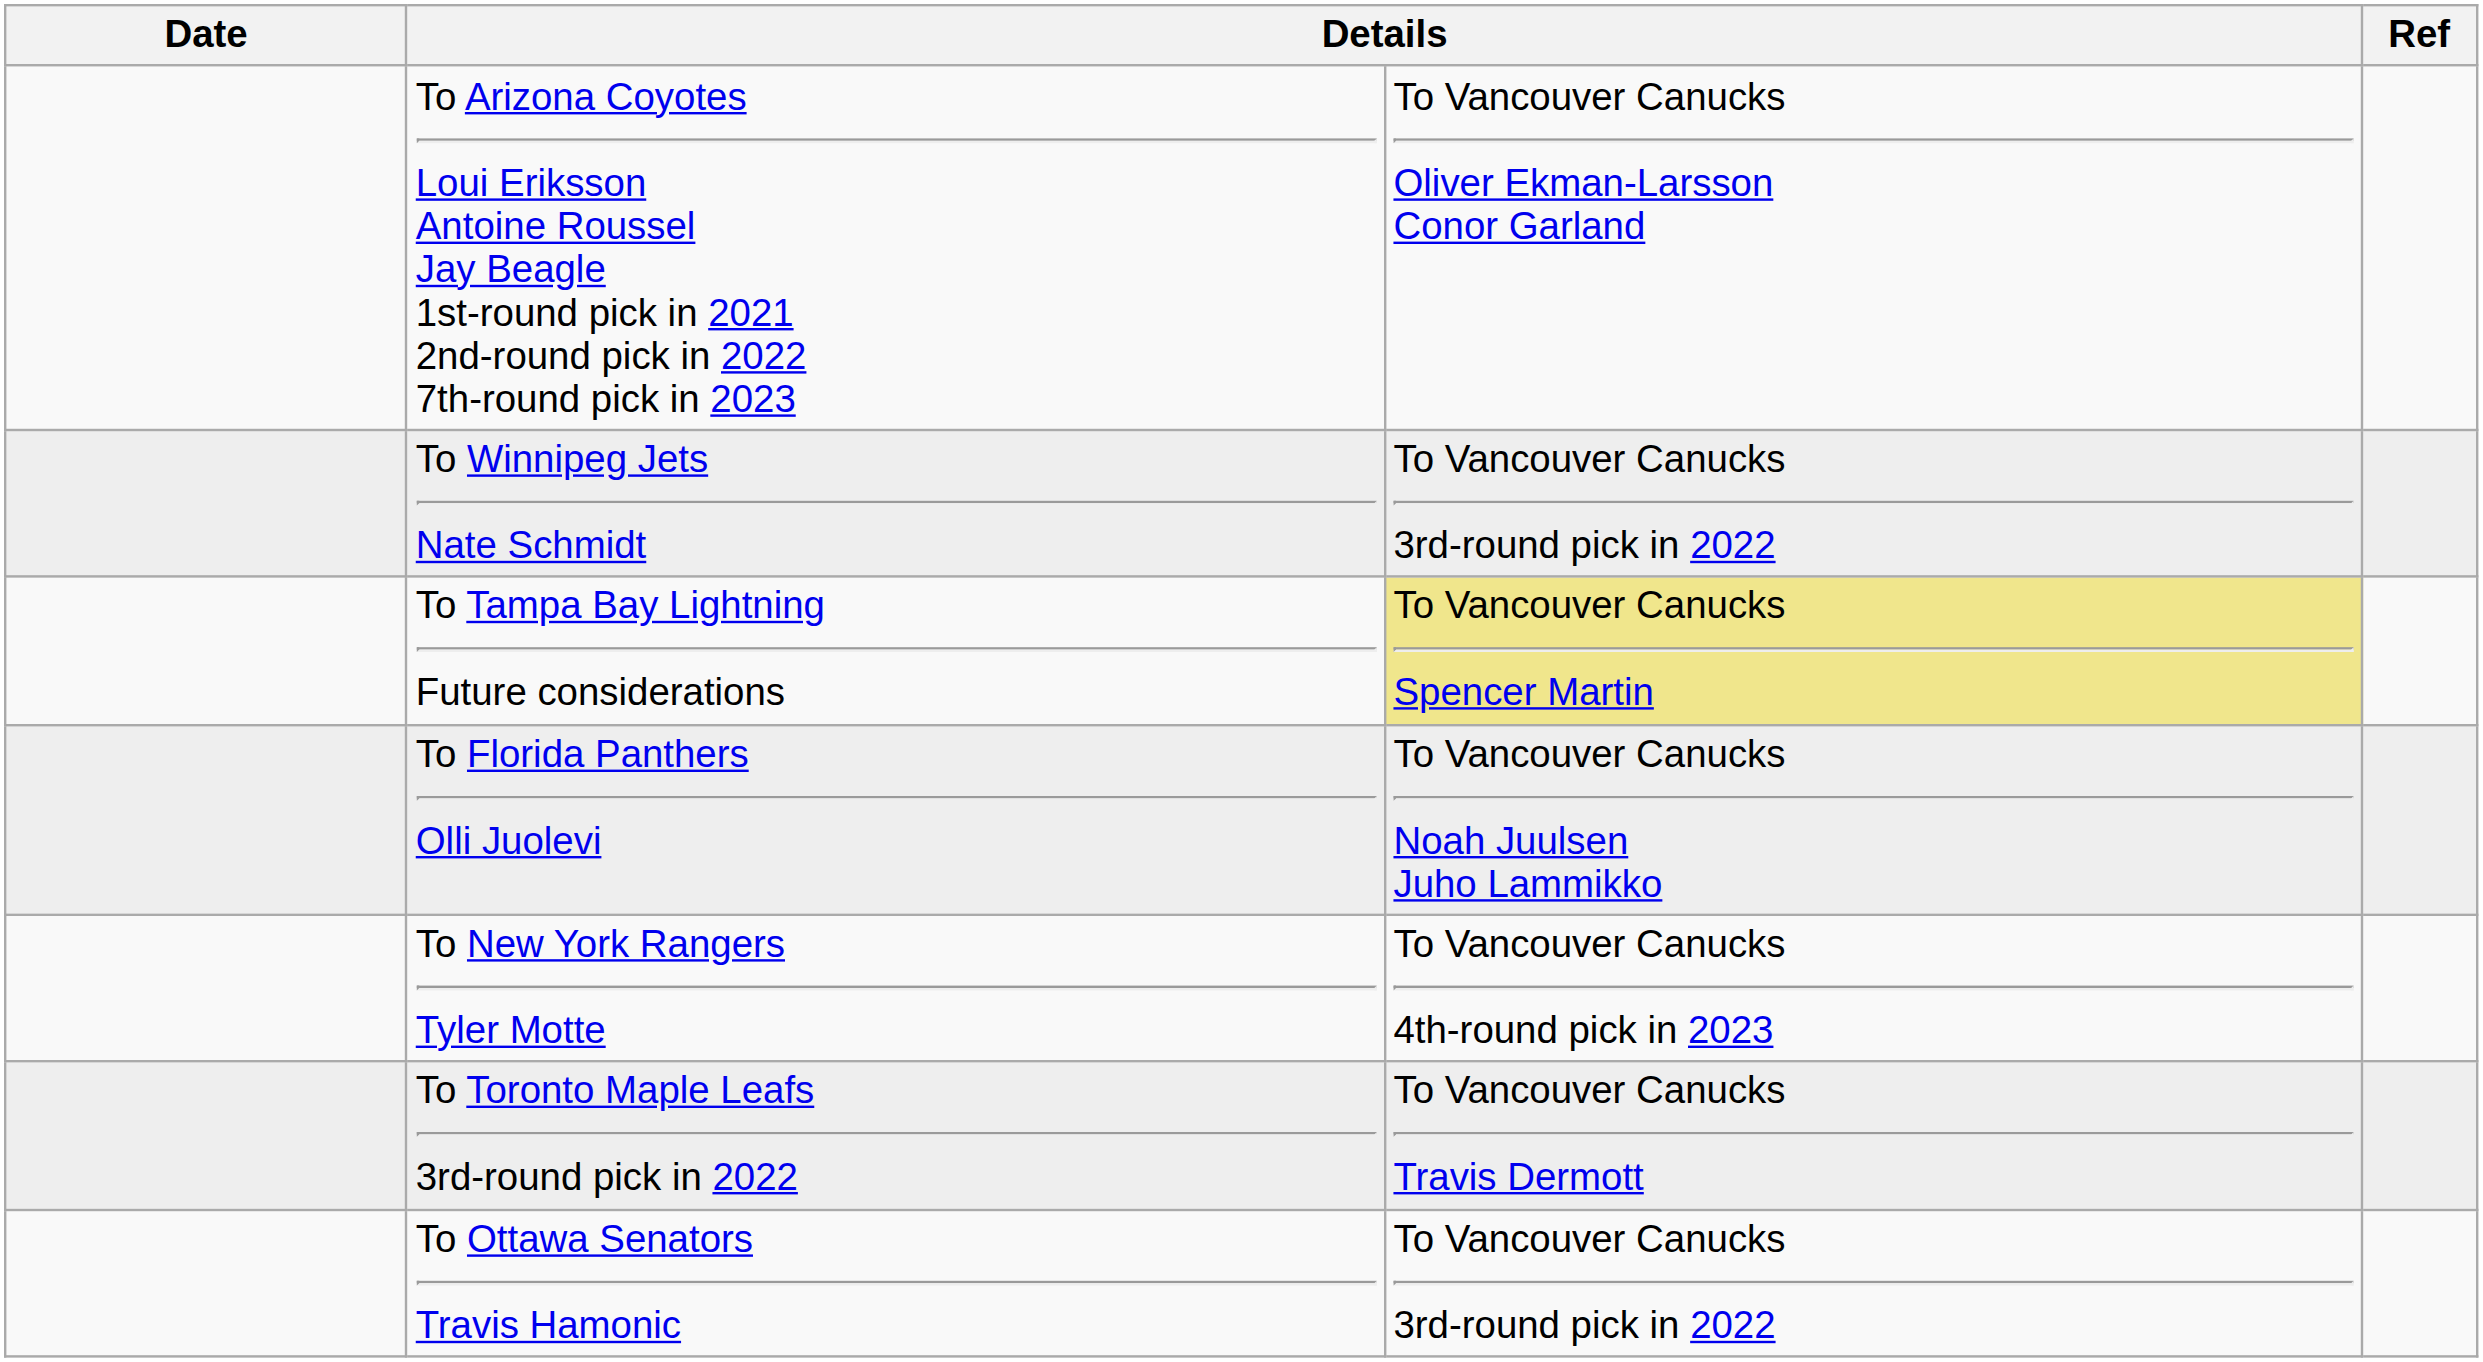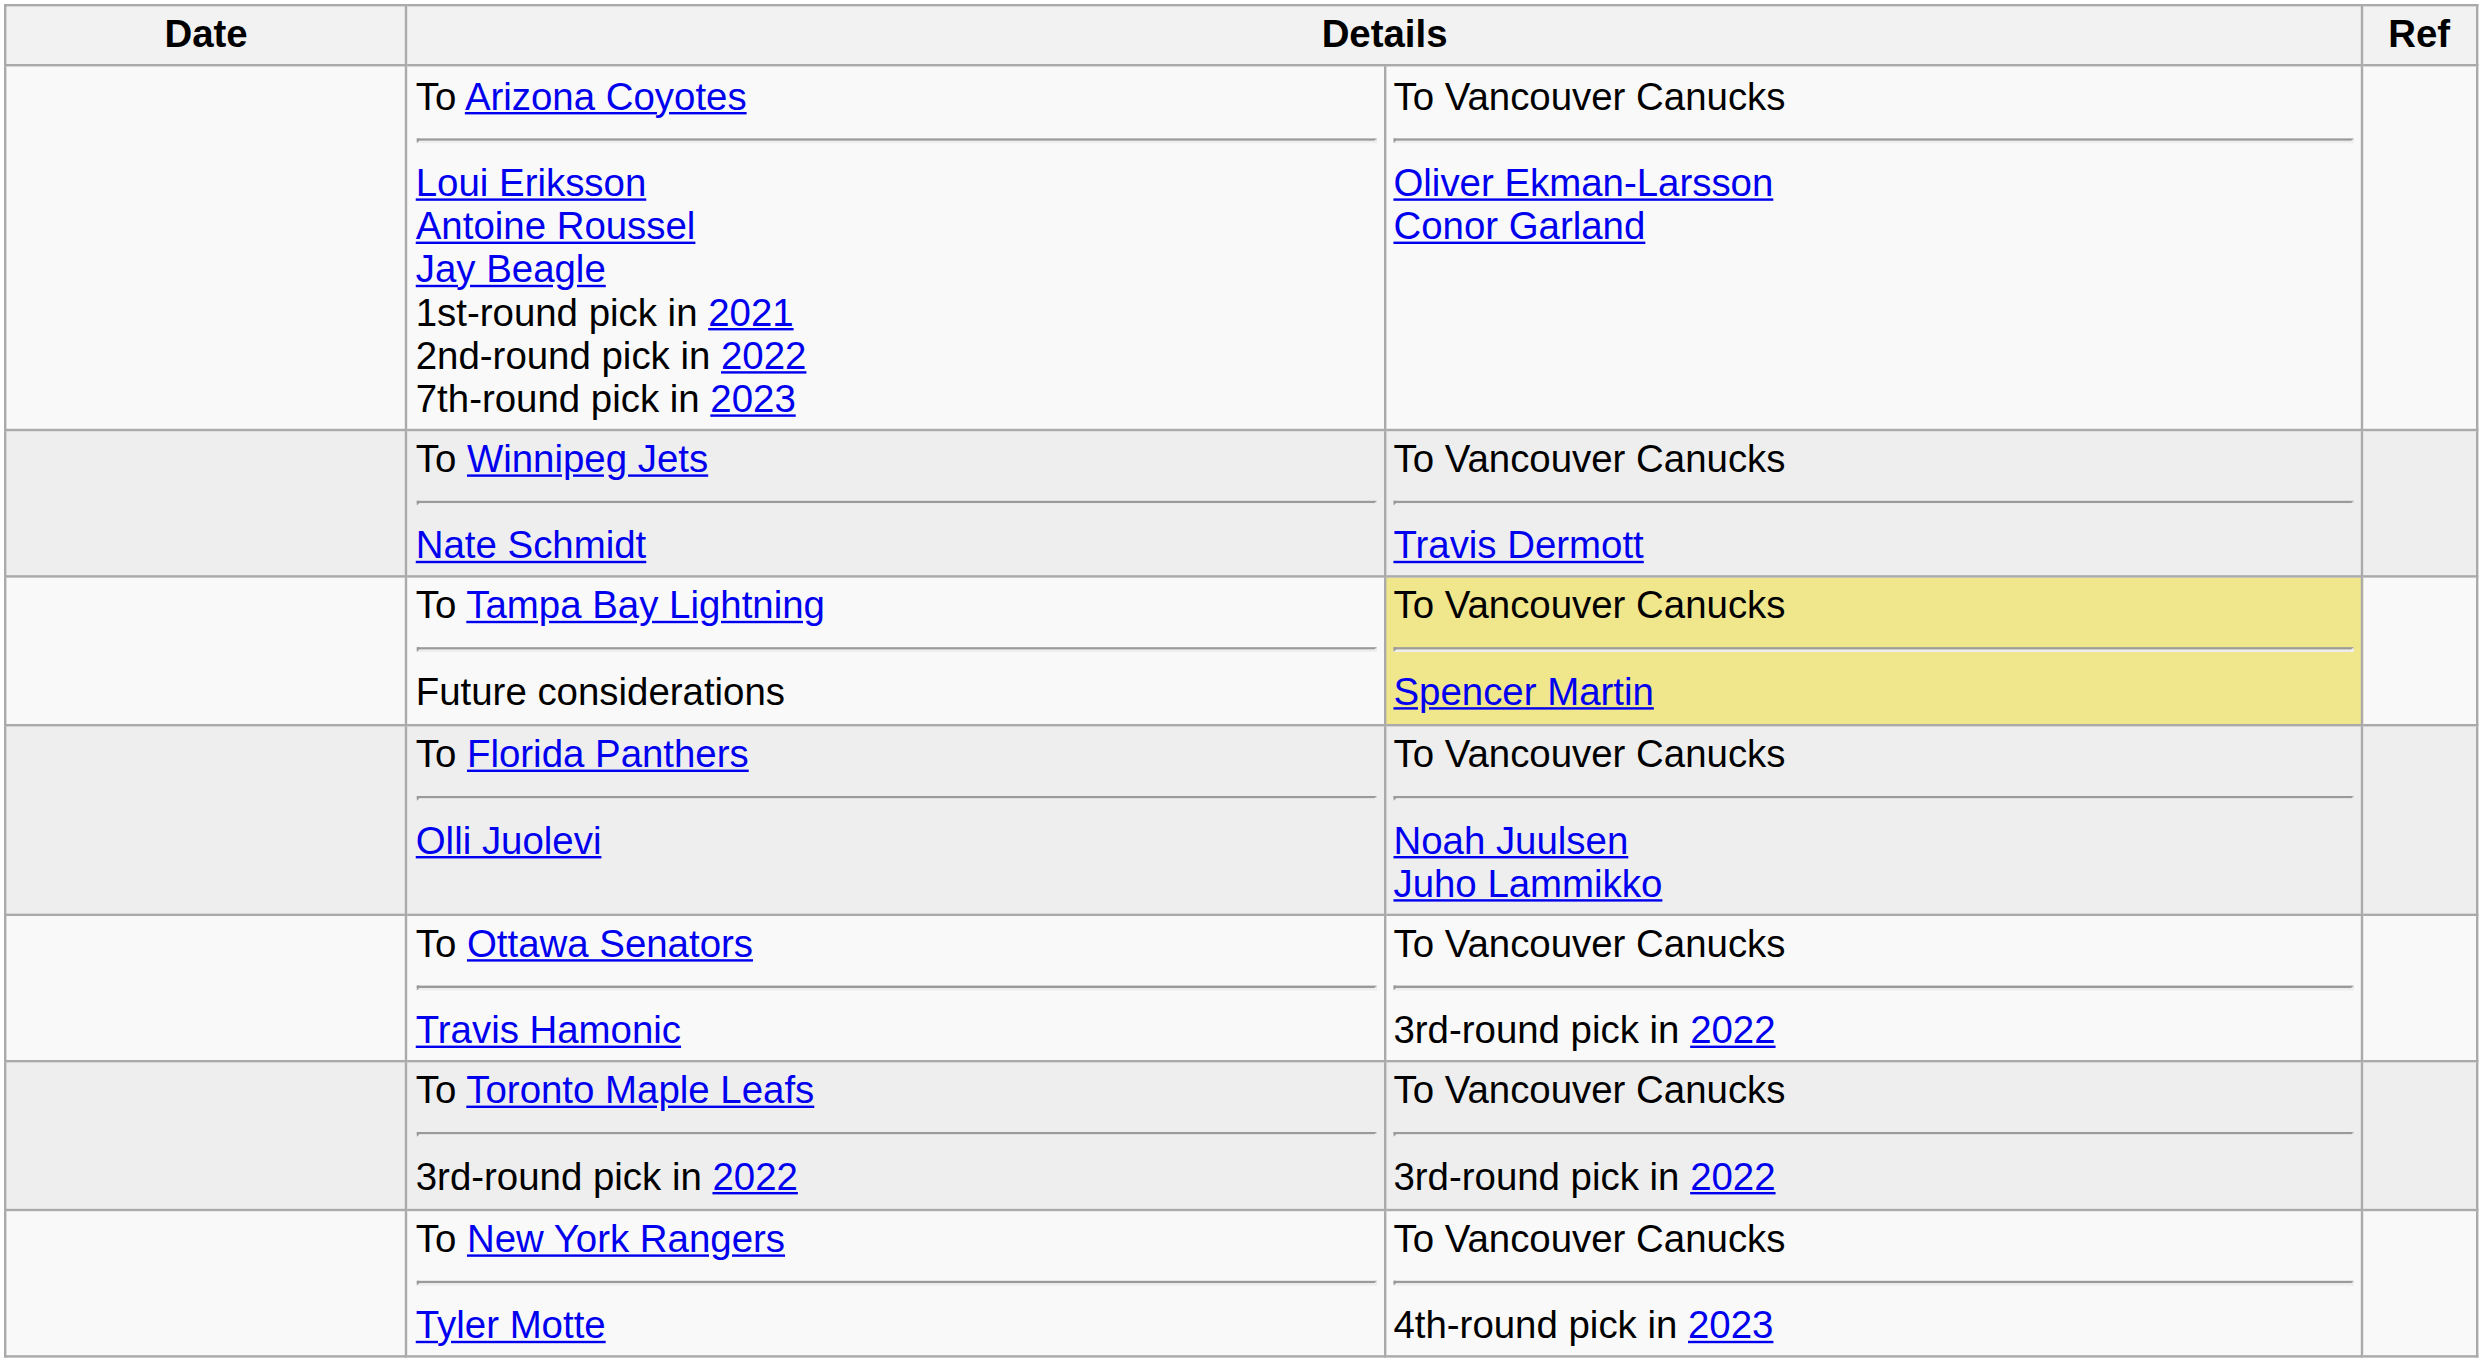(1873, 502) To Vancouver Canucks 3rd-round pick in 2022 -> (1873, 502) To Vancouver Canucks Travis Dermott
rows swapped: (896, 1282) <-> (896, 987)
(1873, 1134) To Vancouver Canucks Travis Dermott -> (1873, 1134) To Vancouver Canucks 3rd-round pick in 2022
